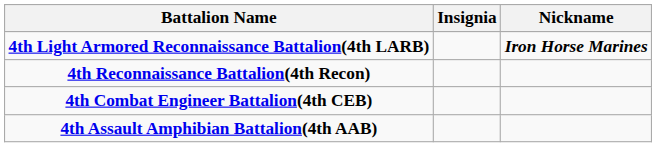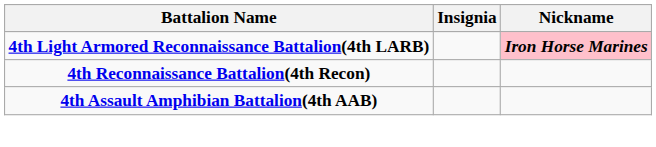(576, 45) no background -> (576, 45) pink background
- row: (219, 100)
